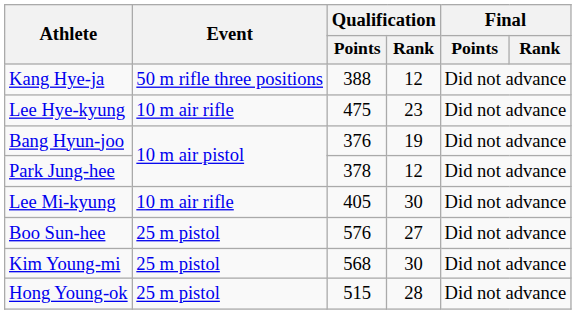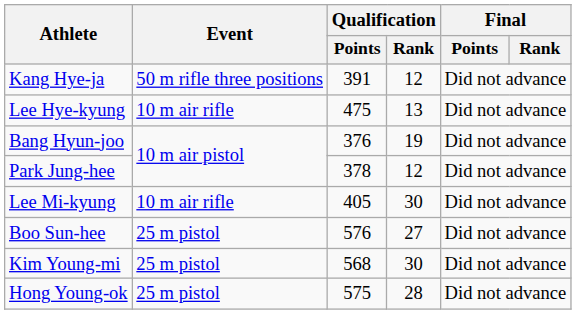(357, 79) 388 -> (357, 79) 391
(414, 110) 23 -> (414, 110) 13
(357, 294) 515 -> (357, 294) 575
